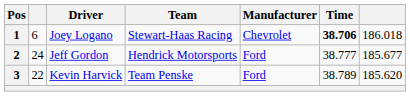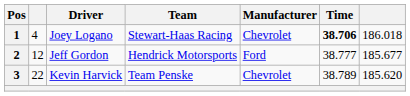(35, 35) 6 -> (35, 35) 4
(38, 55) 24 -> (38, 55) 12
(254, 75) Ford -> (267, 75) Chevrolet
